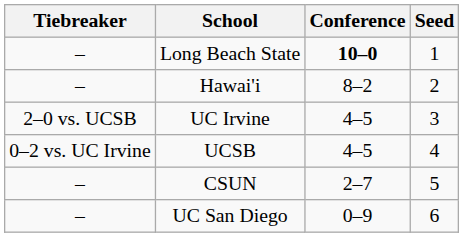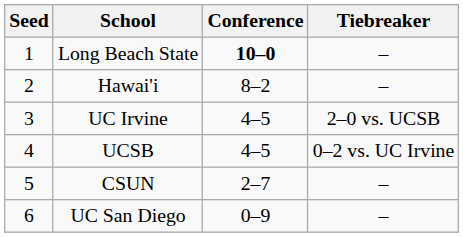columns swapped: (435, 20) <-> (80, 20)
